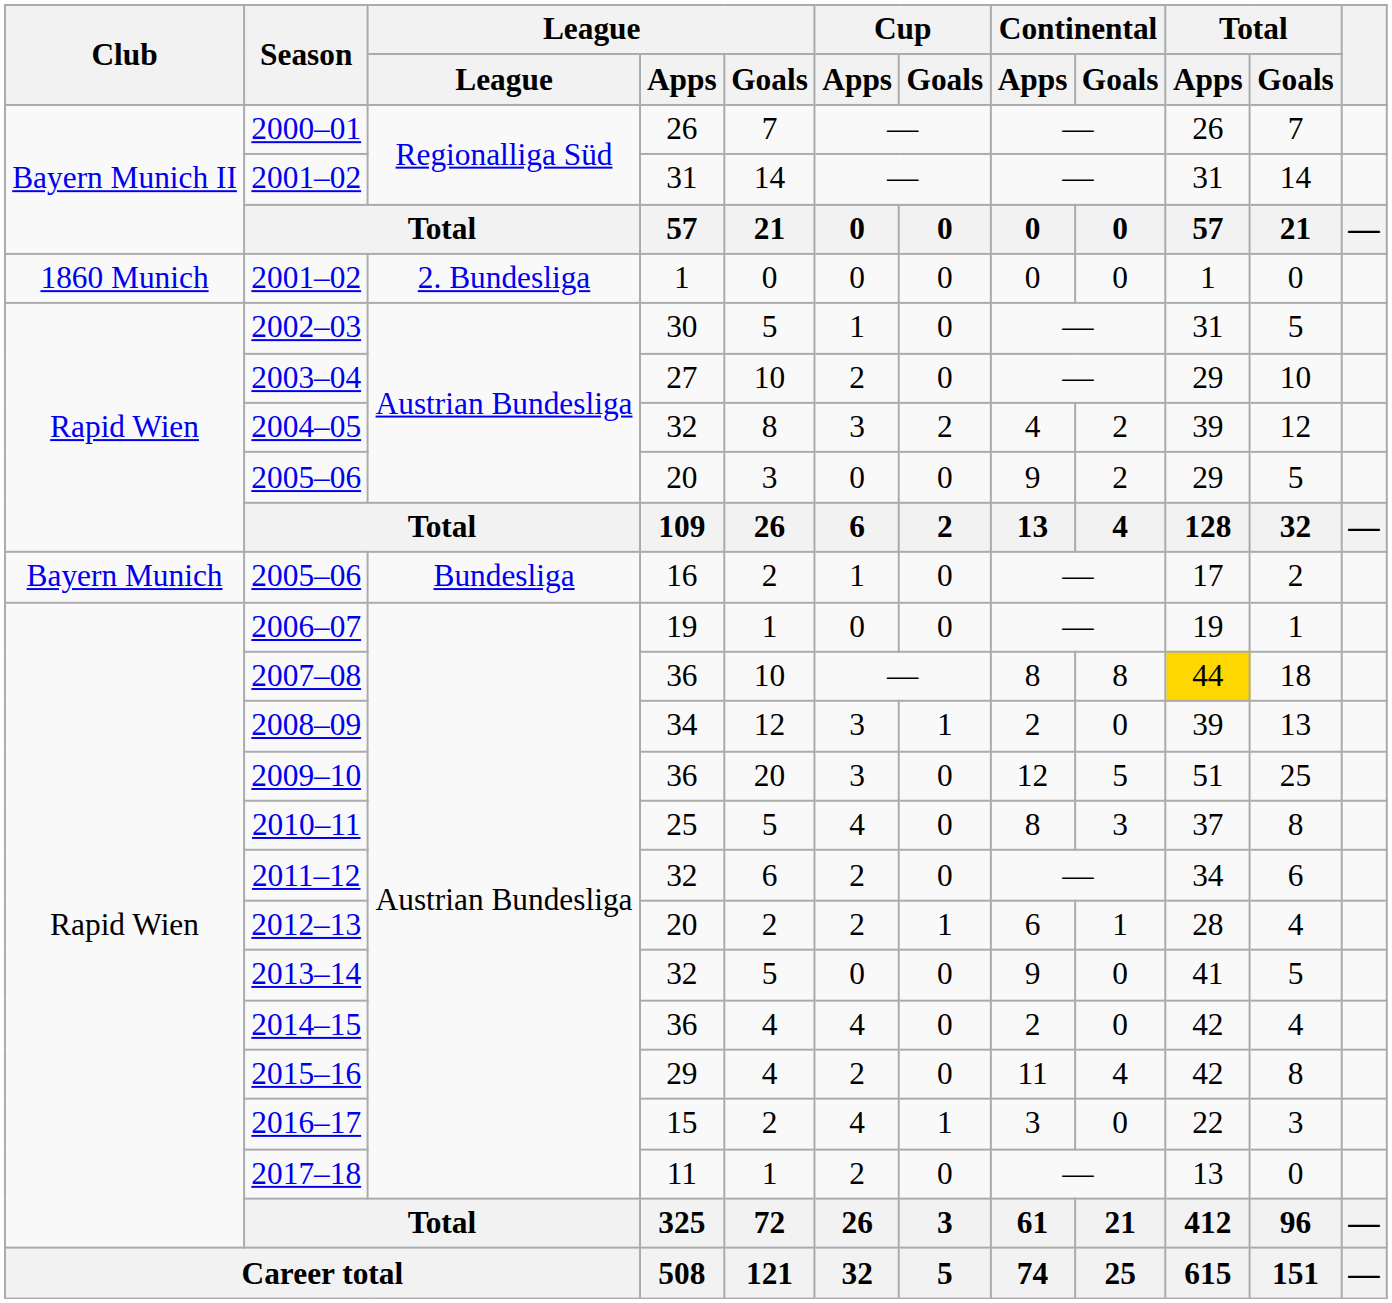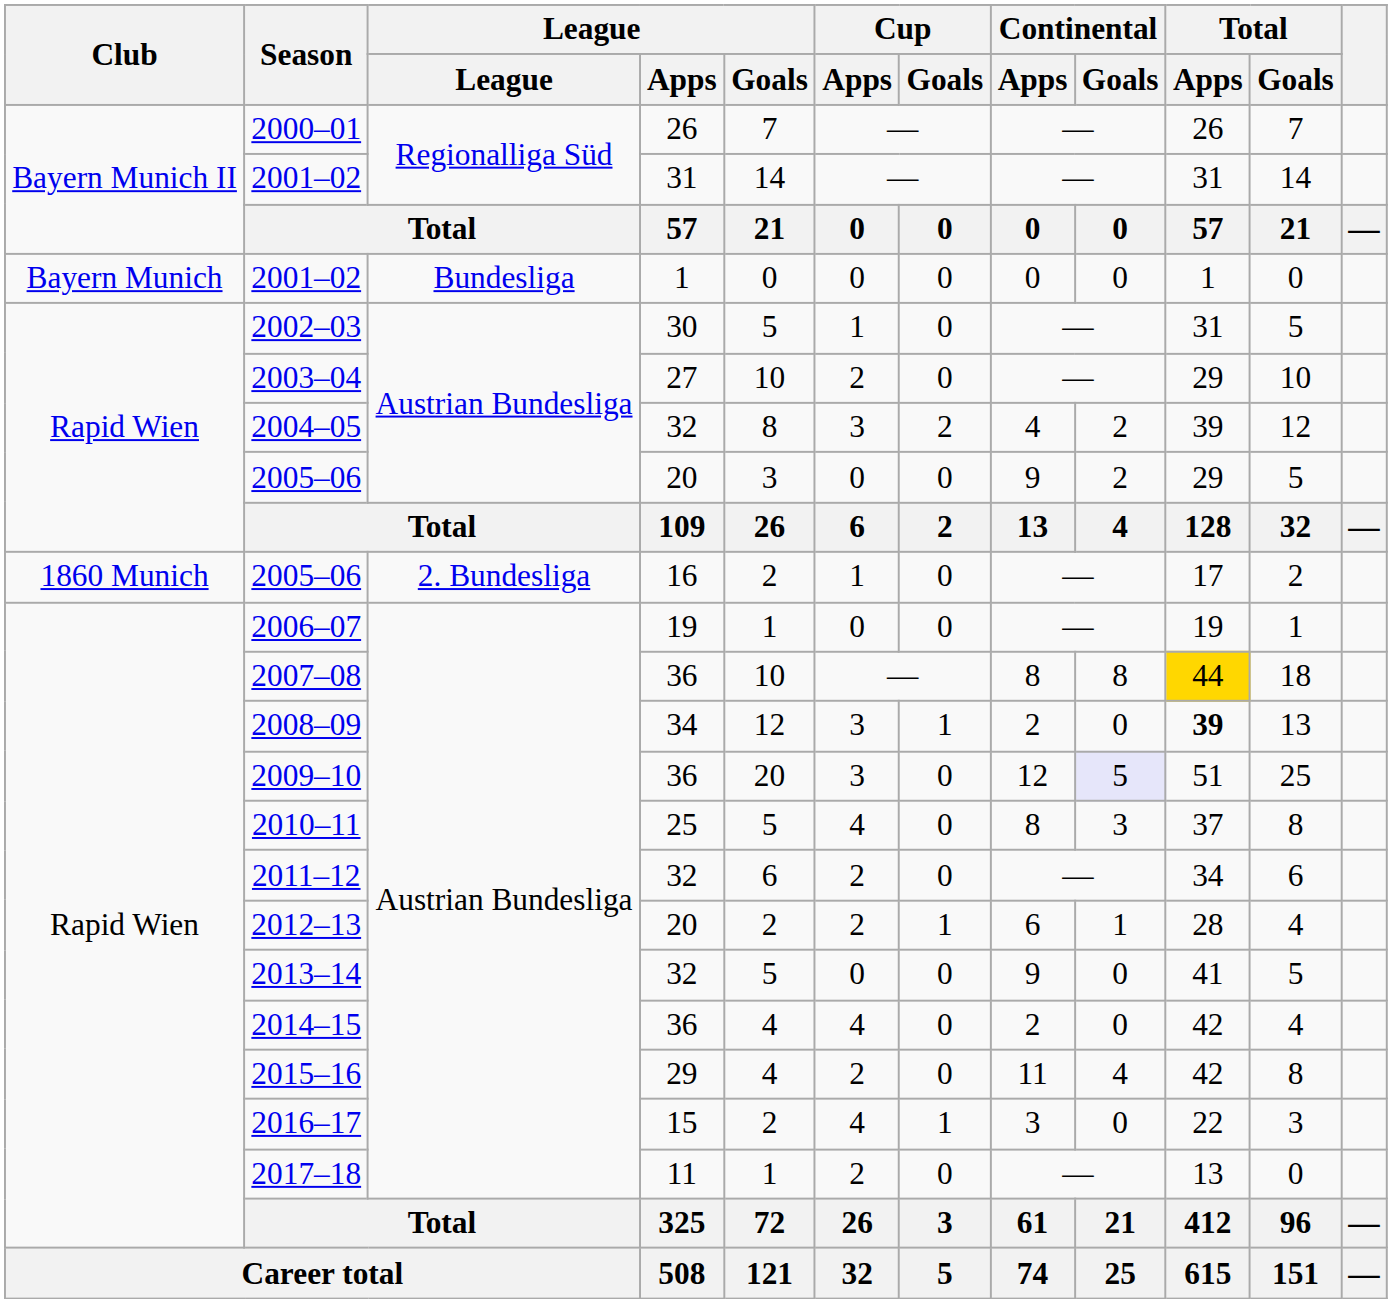(125, 278) 1860 Munich -> (125, 278) Bayern Munich
(504, 278) 2. Bundesliga -> (504, 278) Bundesliga
(125, 576) Bayern Munich -> (125, 576) 1860 Munich
(504, 576) Bundesliga -> (504, 576) 2. Bundesliga
(1208, 725) normal -> (1208, 725) bold
(1120, 775) no background -> (1120, 775) lavender background
